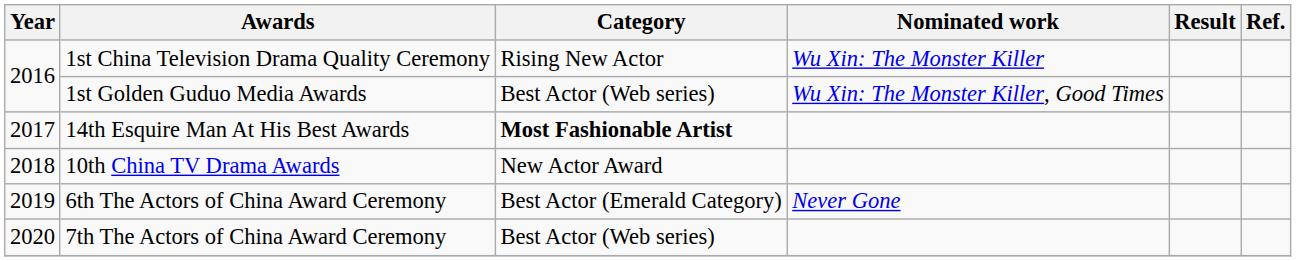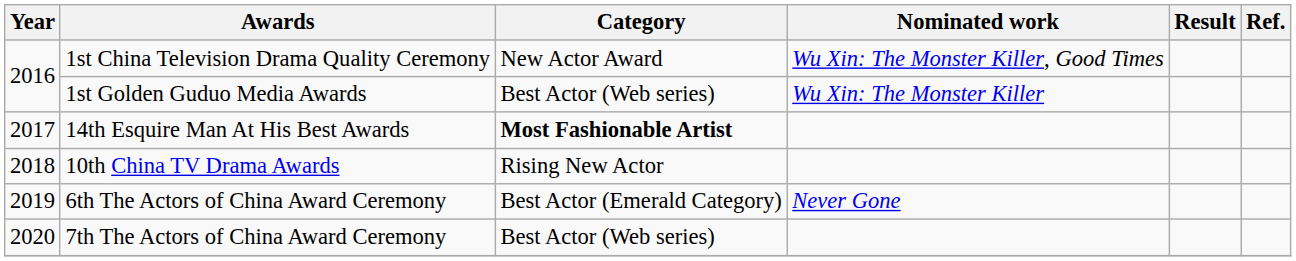(582, 58) Rising New Actor -> (582, 58) New Actor Award
(918, 58) Wu Xin: The Monster Killer -> (978, 58) Wu Xin: The Monster Killer, Good Times
(978, 93) Wu Xin: The Monster Killer, Good Times -> (918, 93) Wu Xin: The Monster Killer
(582, 165) New Actor Award -> (582, 165) Rising New Actor
